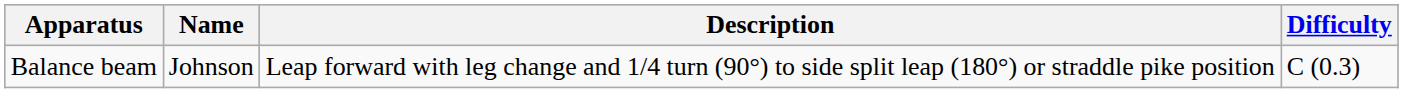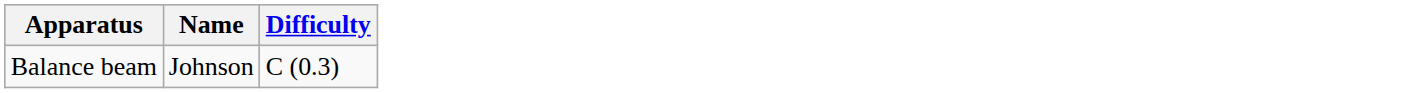- column: (770, 25)
